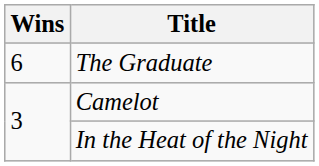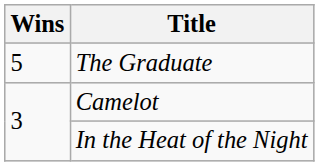(17, 62) 6 -> (17, 62) 5
